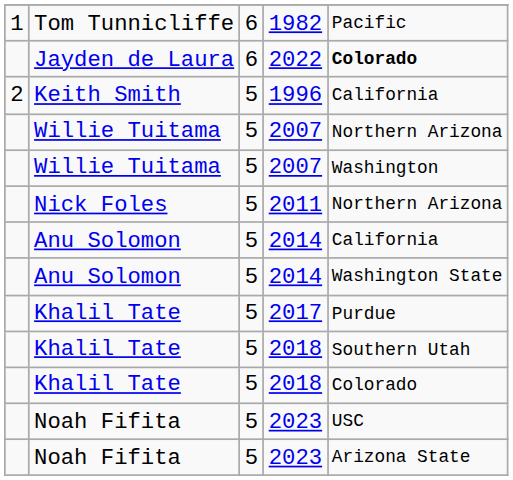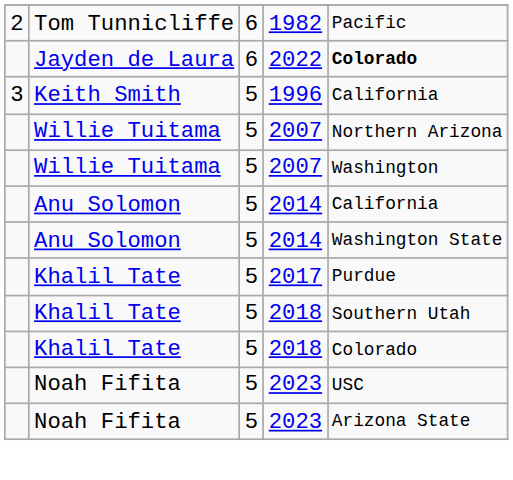(17, 23) 1 -> (17, 23) 2
(17, 95) 2 -> (17, 95) 3
- row: (101, 204)
